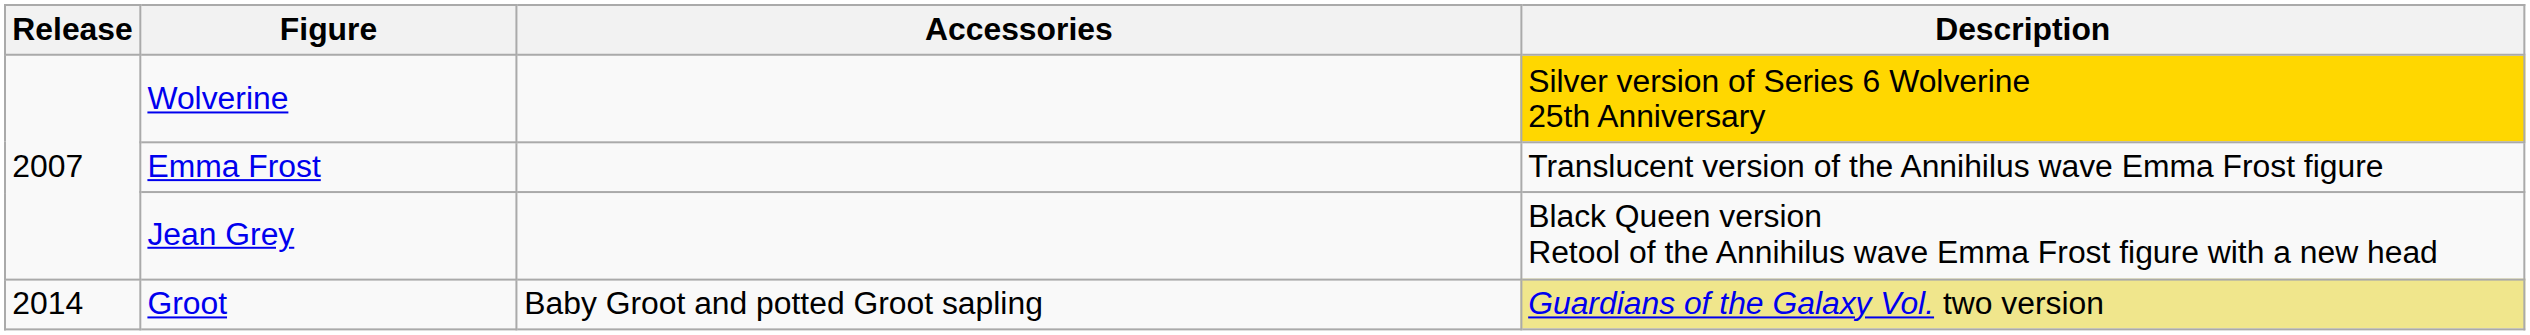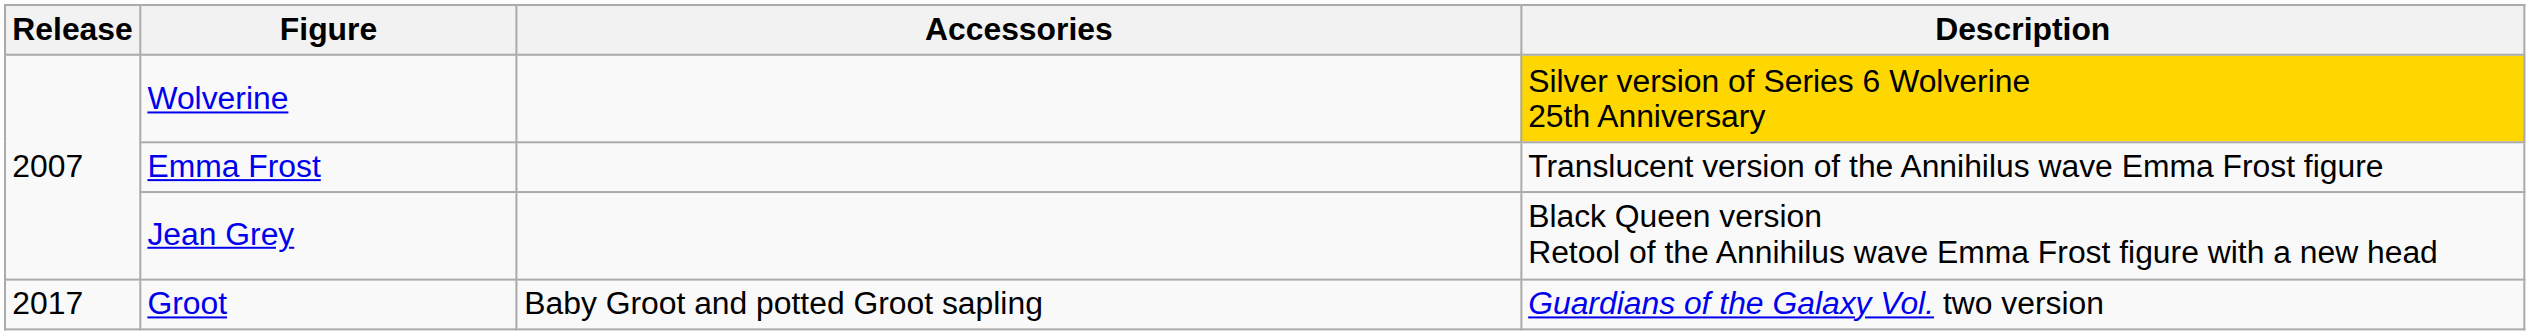(48, 303) 2014 -> (48, 303) 2017
(1816, 303) khaki background -> (1816, 303) no background
